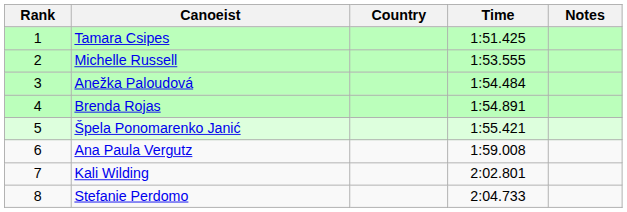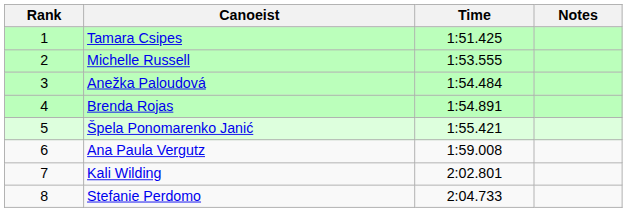- column: (399, 15)
